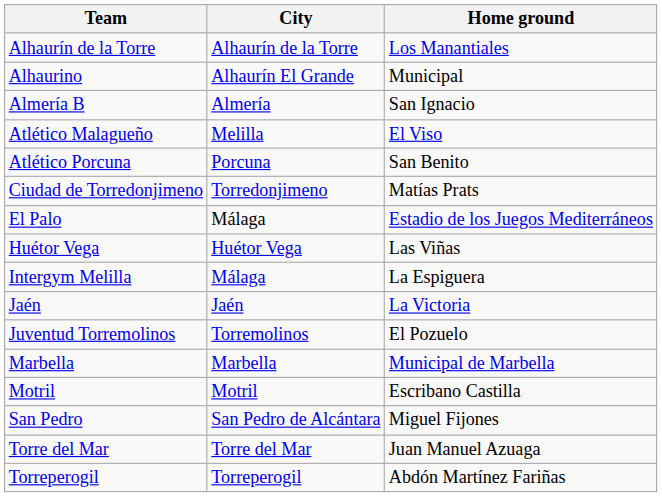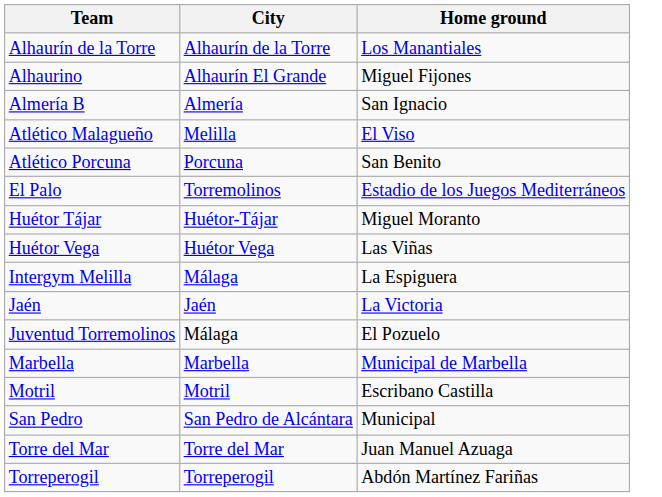(426, 76) Municipal -> (416, 76) Miguel Fijones
- row: (106, 190)
(238, 219) Málaga -> (232, 190) Torremolinos
+ row: (55, 219)
(260, 334) Torremolinos -> (211, 334) Málaga
(444, 420) Miguel Fijones -> (398, 420) Municipal
